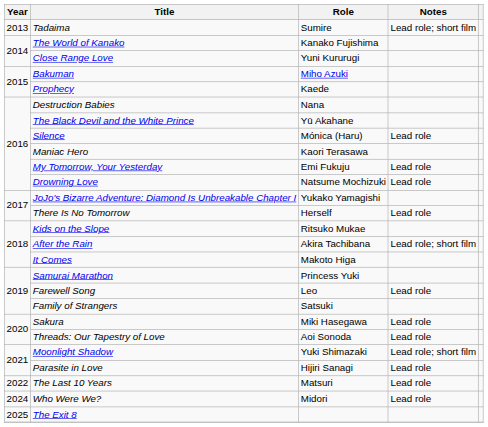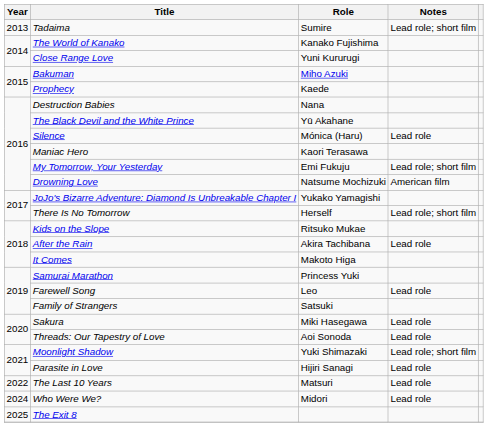(411, 167) Lead role -> (433, 167) Lead role; short film
(411, 182) Lead role -> (420, 182) American film
(411, 213) Lead role -> (433, 213) Lead role; short film
(433, 244) Lead role; short film -> (411, 244) Lead role
